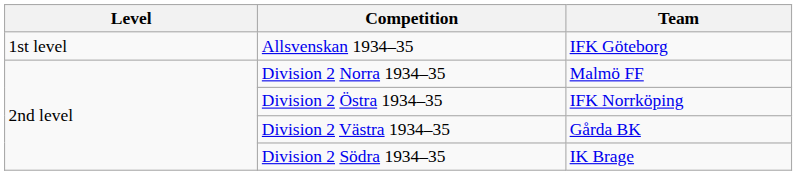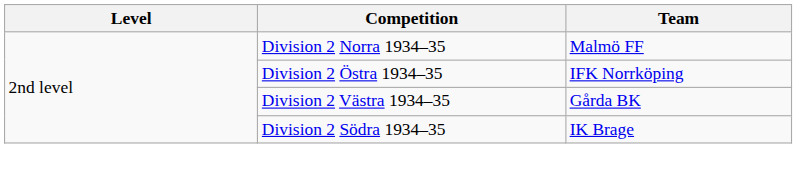- row: (338, 45)
